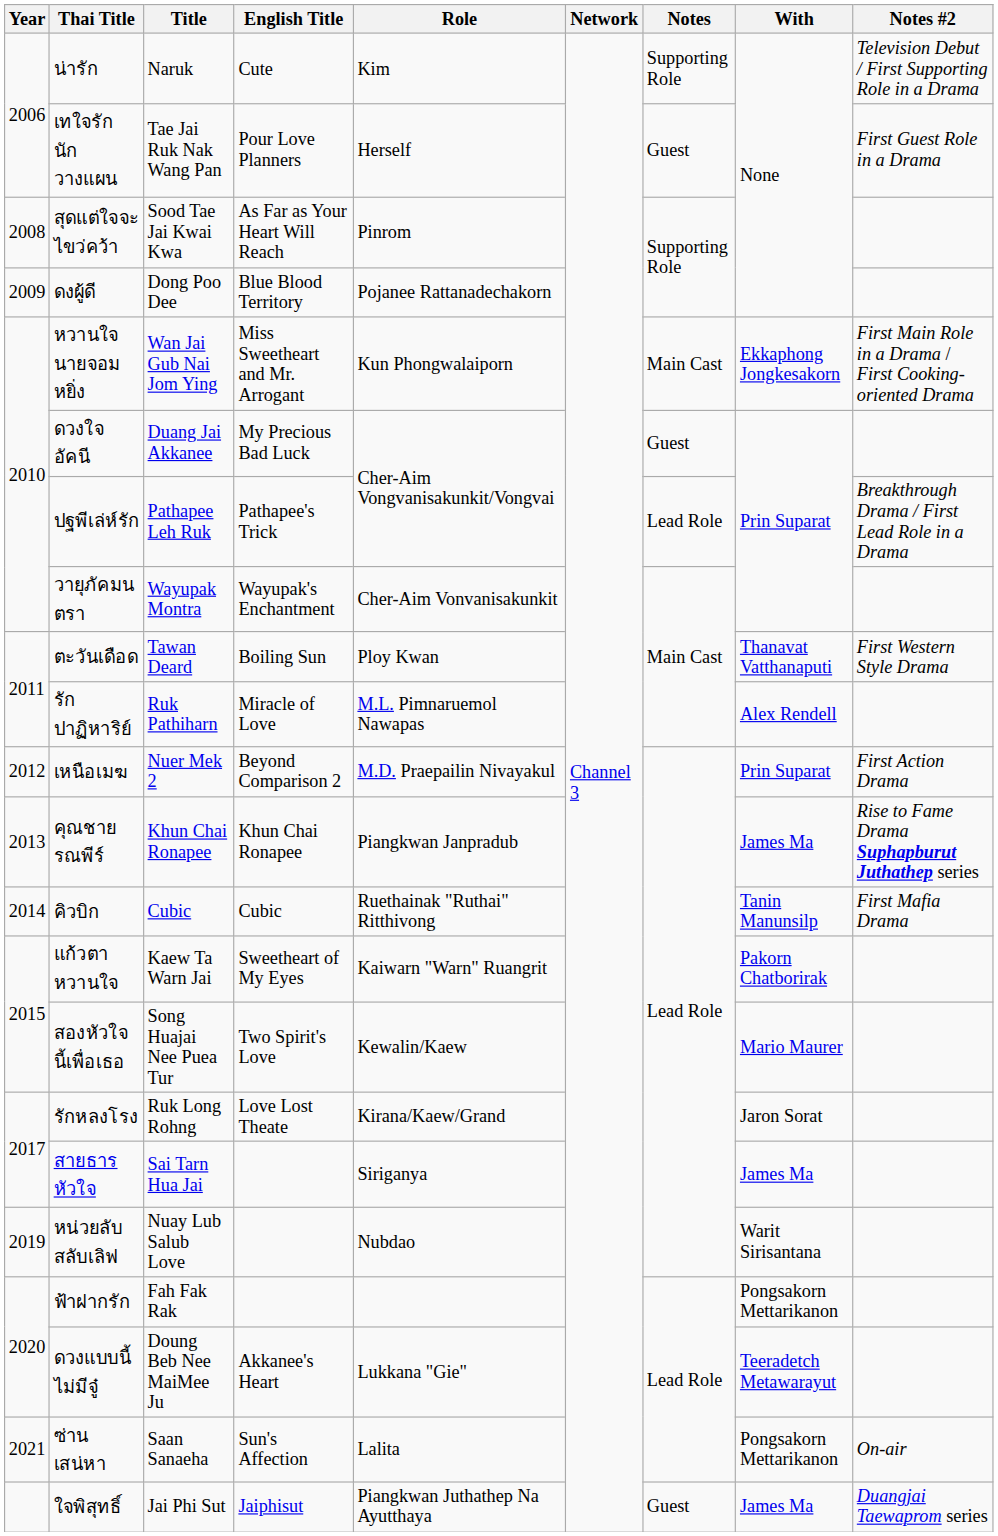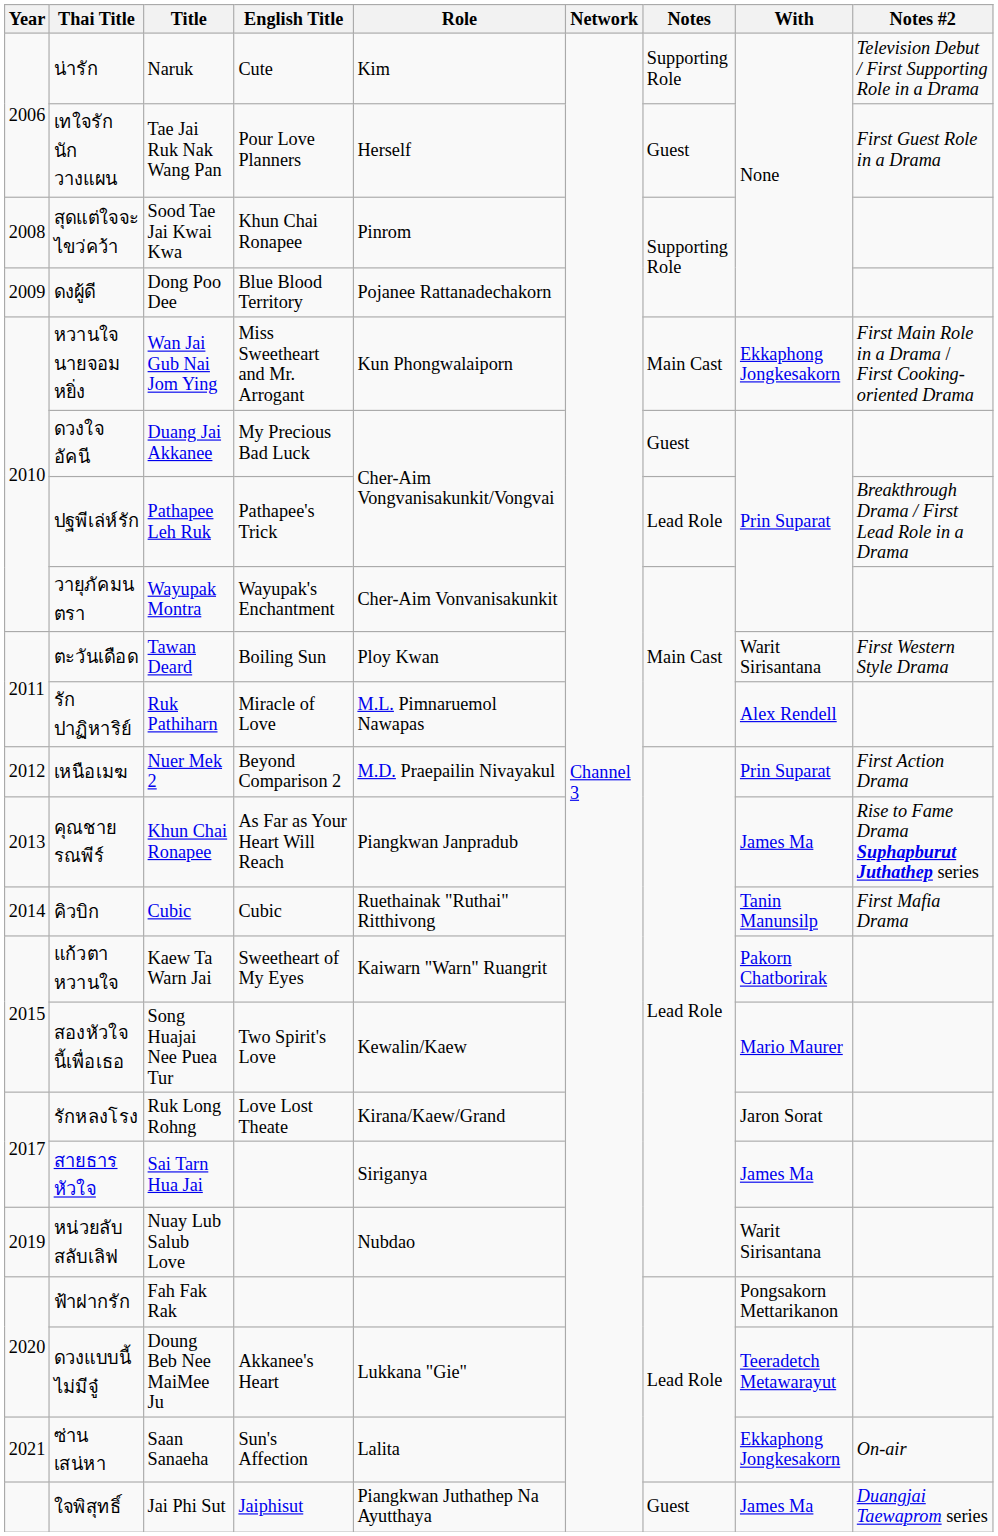(293, 232) As Far as Your Heart Will Reach -> (278, 232) Khun Chai Ronapee
(786, 656) Thanavat Vatthanaputi -> (780, 656) Warit Sirisantana
(278, 841) Khun Chai Ronapee -> (293, 841) As Far as Your Heart Will Reach
(789, 1449) Pongsakorn Mettarikanon -> (790, 1449) Ekkaphong Jongkesakorn
